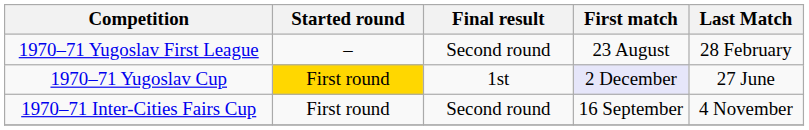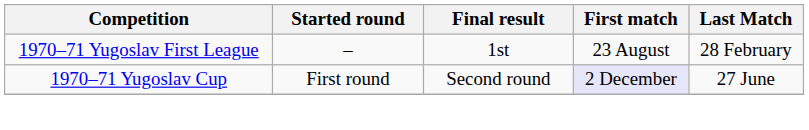(498, 49) Second round -> (498, 49) 1st
(348, 79) gold background -> (348, 79) no background
(498, 79) 1st -> (498, 79) Second round
- row: (139, 109)
